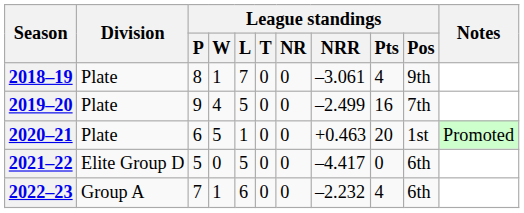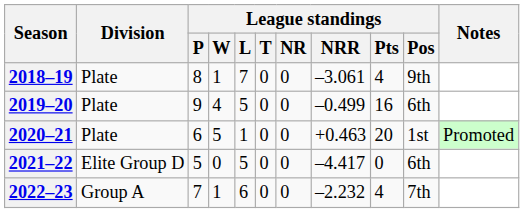(340, 105) –2.499 -> (340, 105) –0.499
(419, 105) 7th -> (419, 105) 6th
(419, 192) 6th -> (419, 192) 7th
